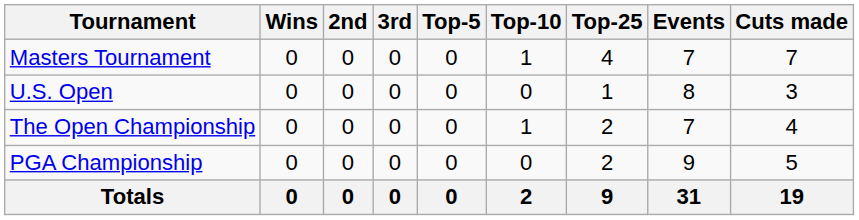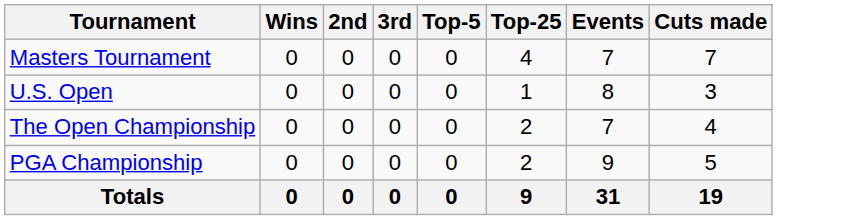- column: (526, 22)
